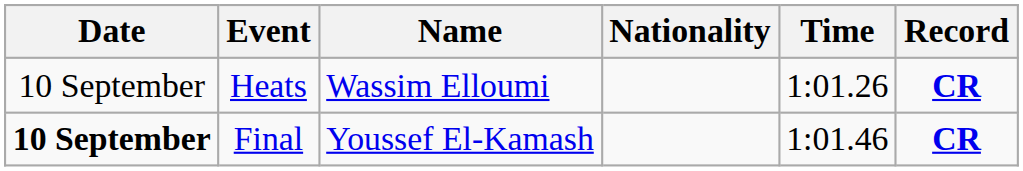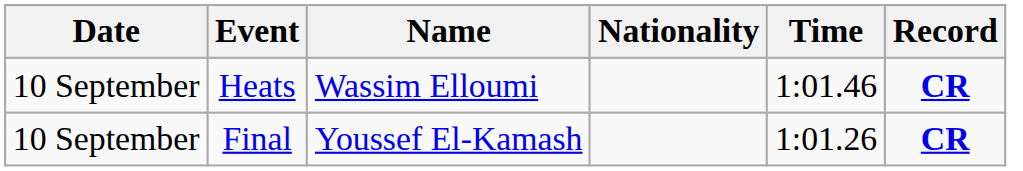(837, 84) 1:01.26 -> (826, 84) 1:01.46
(112, 138) bold -> (106, 138) normal
(837, 138) 1:01.46 -> (826, 138) 1:01.26
